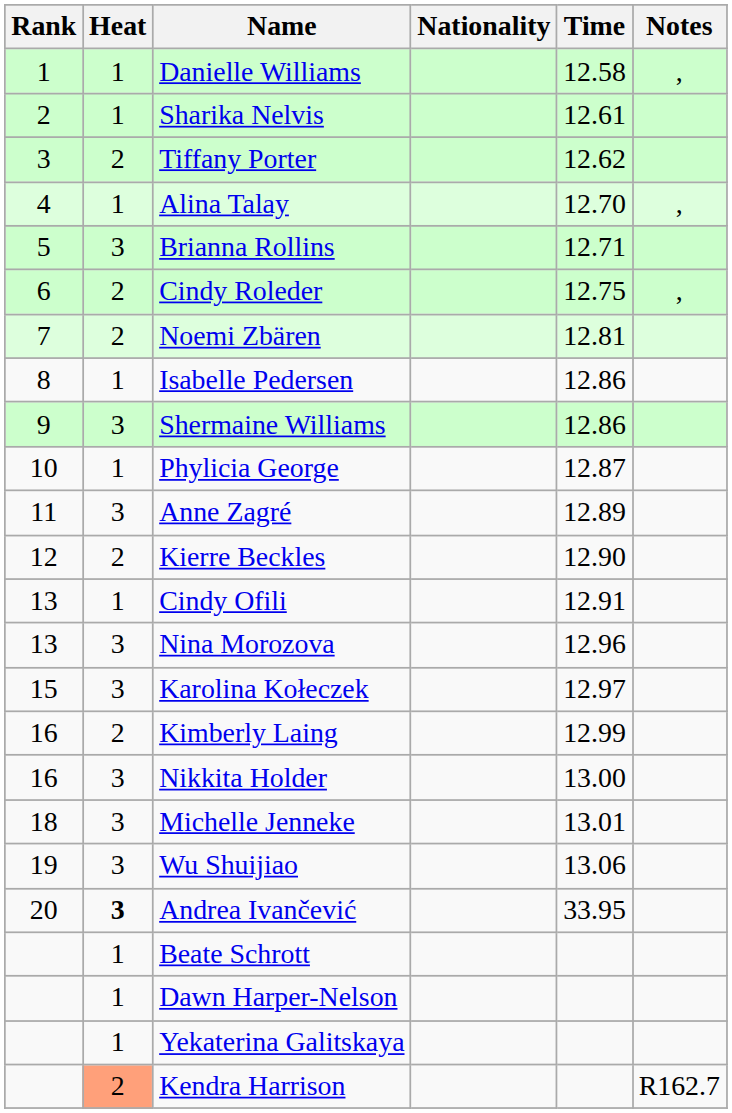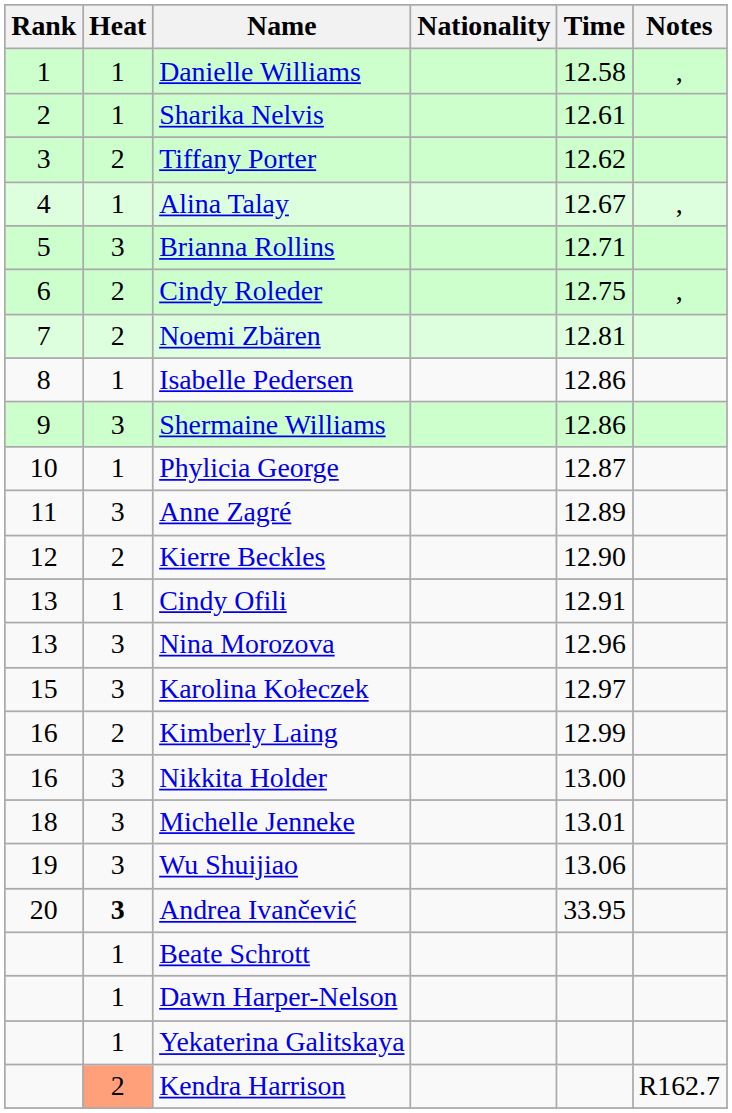(595, 203) 12.70 -> (595, 203) 12.67
